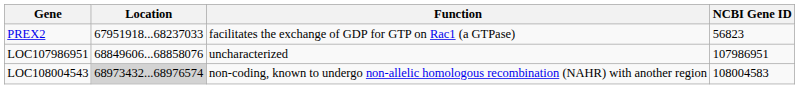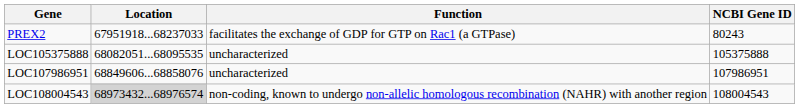(728, 34) 56823 -> (728, 34) 80243
+ row: (48, 53)
(741, 73) 108004583 -> (741, 93) 108004543
